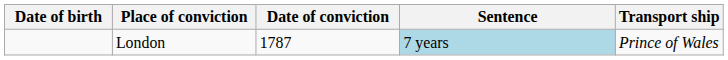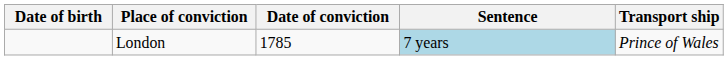(276, 42) 1787 -> (276, 42) 1785
